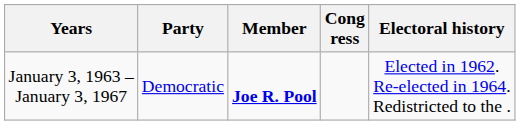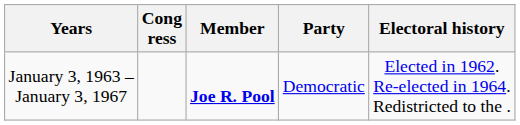columns swapped: (345, 28) <-> (183, 28)
